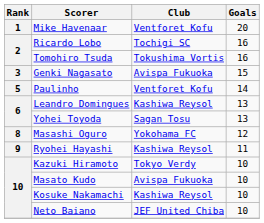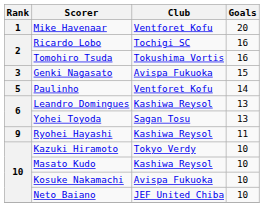- row: (70, 134)
(173, 180) Avispa Fukuoka -> (173, 165) Kashiwa Reysol
(173, 195) Kashiwa Reysol -> (173, 180) Avispa Fukuoka
